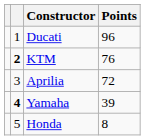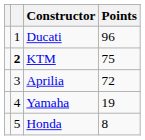(108, 59) 76 -> (108, 59) 75
(17, 102) bold -> (17, 102) normal
(108, 102) 39 -> (108, 102) 19
